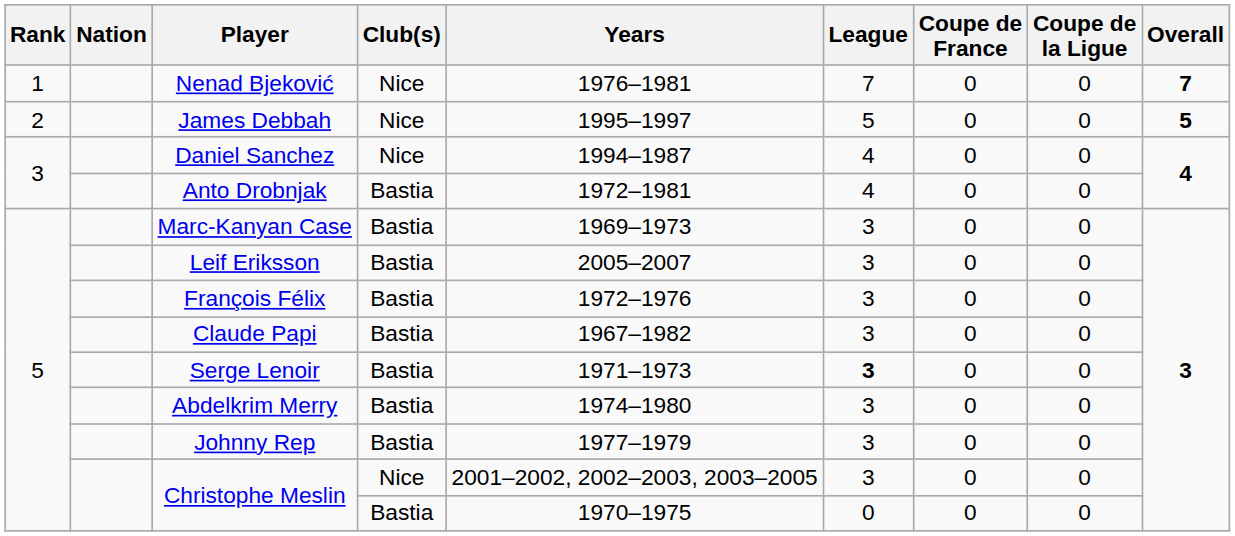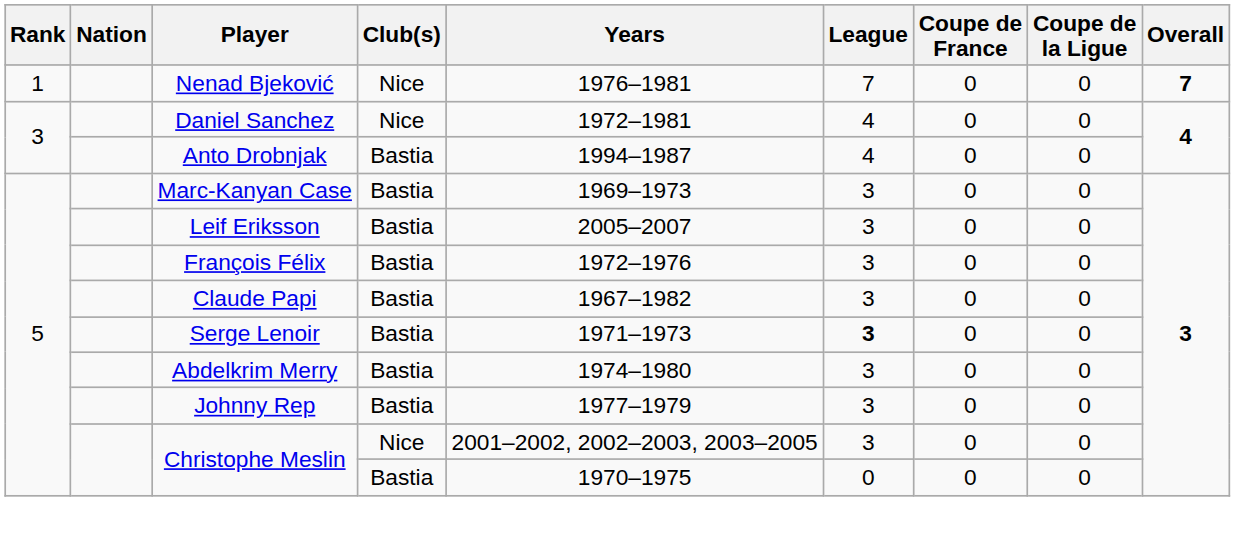- row: (255, 119)
(635, 155) 1994–1987 -> (635, 119) 1972–1981
(635, 191) 1972–1981 -> (635, 155) 1994–1987
